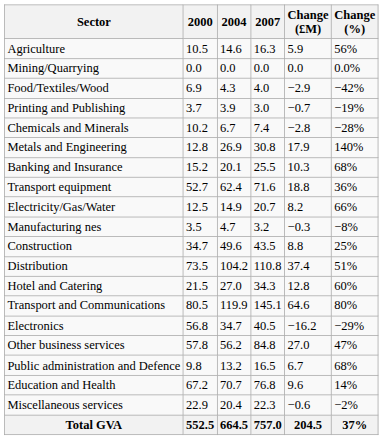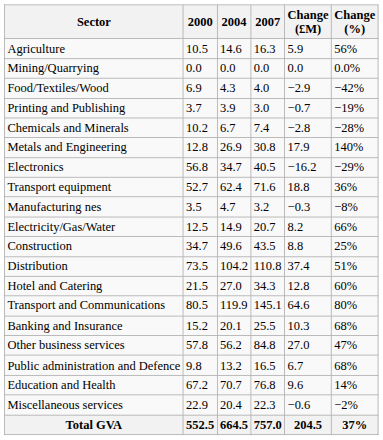rows swapped: (35, 325) <-> (65, 167)
rows swapped: (54, 226) <-> (61, 207)
